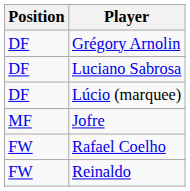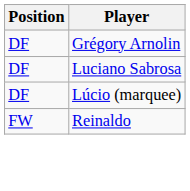- row: (88, 120)
- row: (119, 146)
